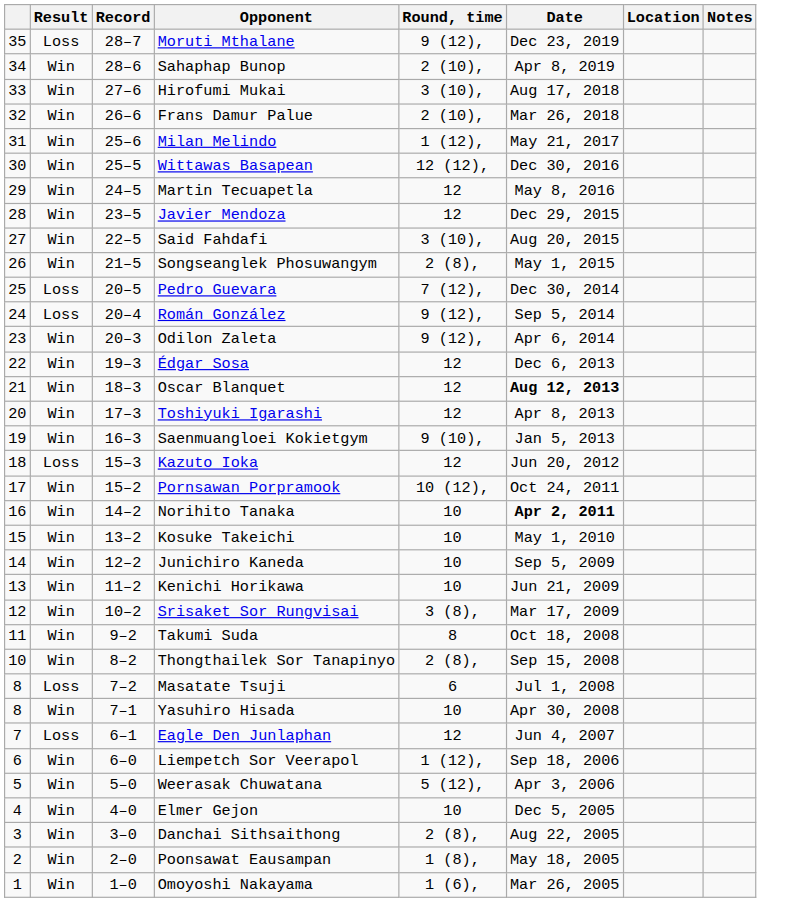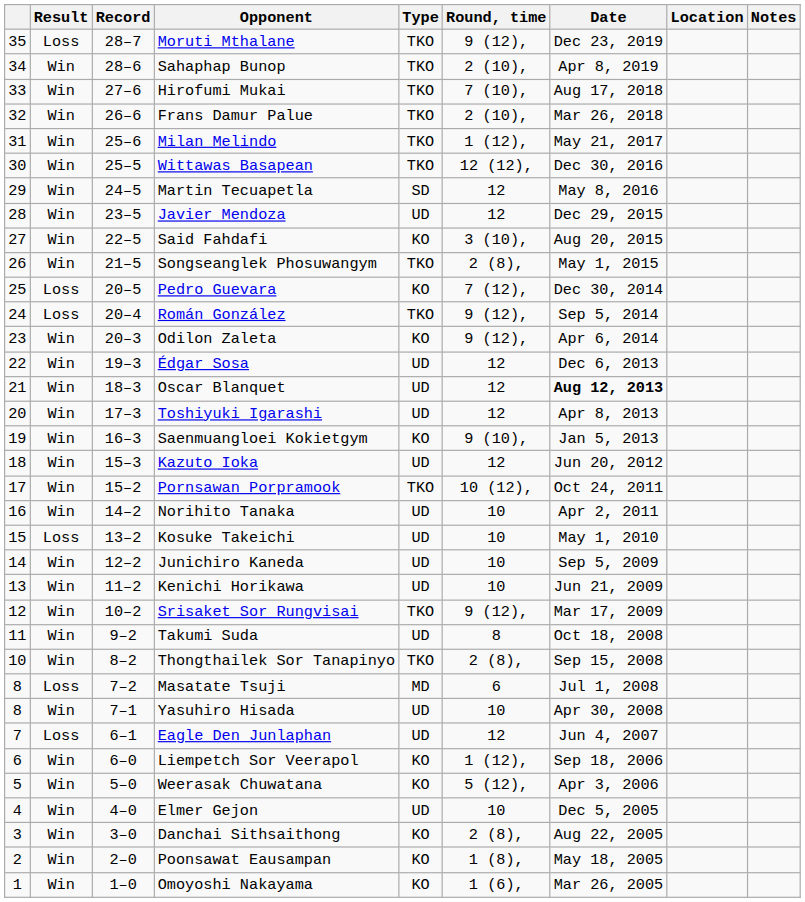+ column: (421, 17)
(453, 91) 3 (10), -> (496, 91) 7 (10),
(61, 463) Loss -> (61, 463) Win
(565, 513) bold -> (608, 513) normal
(61, 538) Win -> (61, 538) Loss
(452, 612) 3 (8), -> (496, 612) 9 (12),
